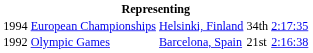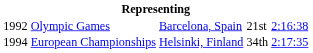rows swapped: (70, 42) <-> (93, 25)
